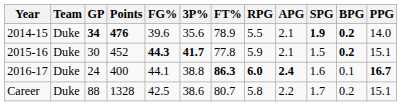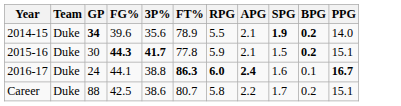- column: (126, 14)
